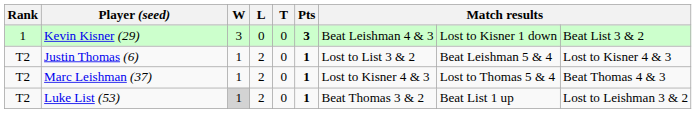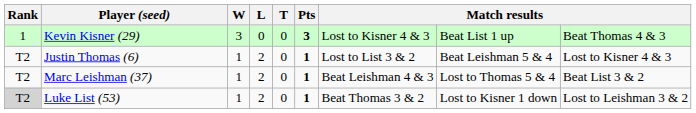(378, 35) Beat Leishman 4 & 3 -> (376, 35) Lost to Kisner 4 & 3
(498, 35) Lost to Kisner 1 down -> (477, 35) Beat List 1 up
(604, 35) Beat List 3 & 2 -> (614, 35) Beat Thomas 4 & 3
(376, 77) Lost to Kisner 4 & 3 -> (378, 77) Beat Leishman 4 & 3
(614, 77) Beat Thomas 4 & 3 -> (604, 77) Beat List 3 & 2
(23, 98) no background -> (23, 98) lightgrey background
(239, 98) lightgrey background -> (239, 98) no background
(477, 98) Beat List 1 up -> (498, 98) Lost to Kisner 1 down
